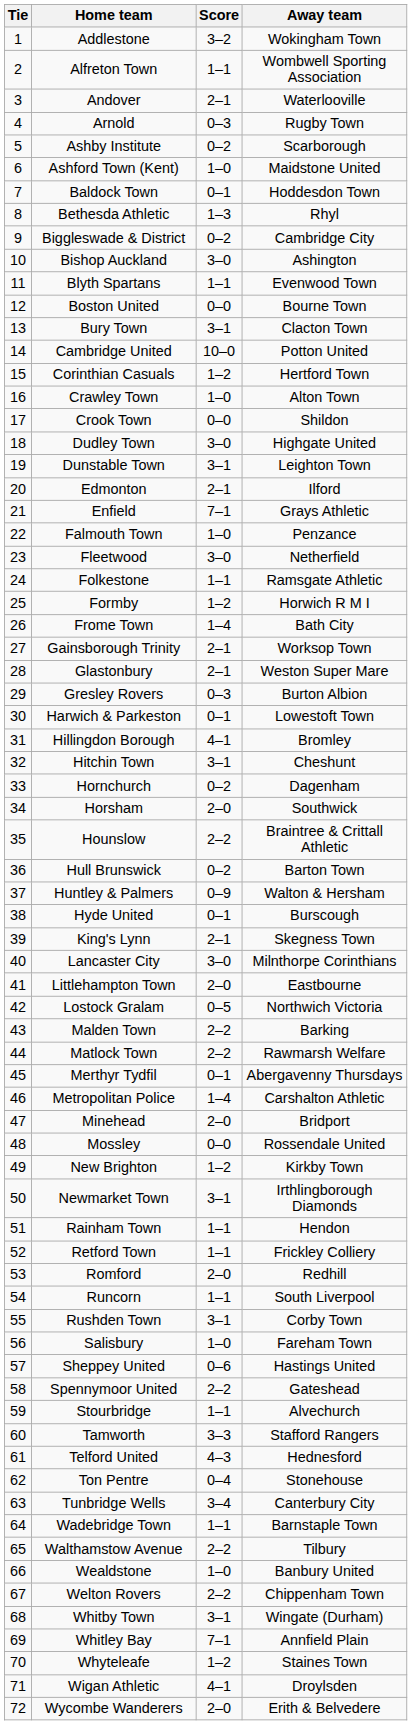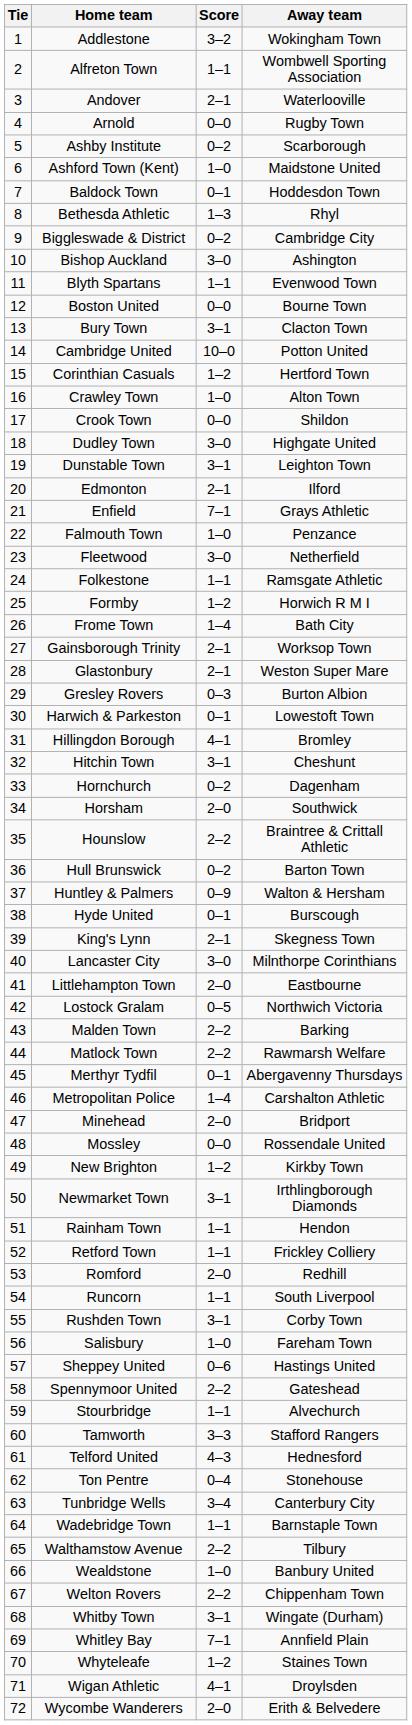(219, 123) 0–3 -> (219, 123) 0–0
